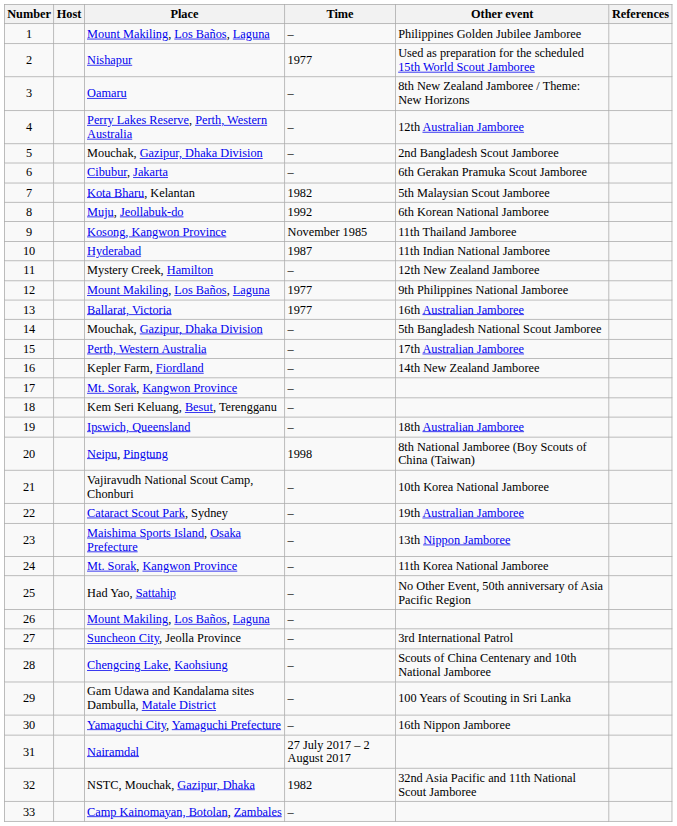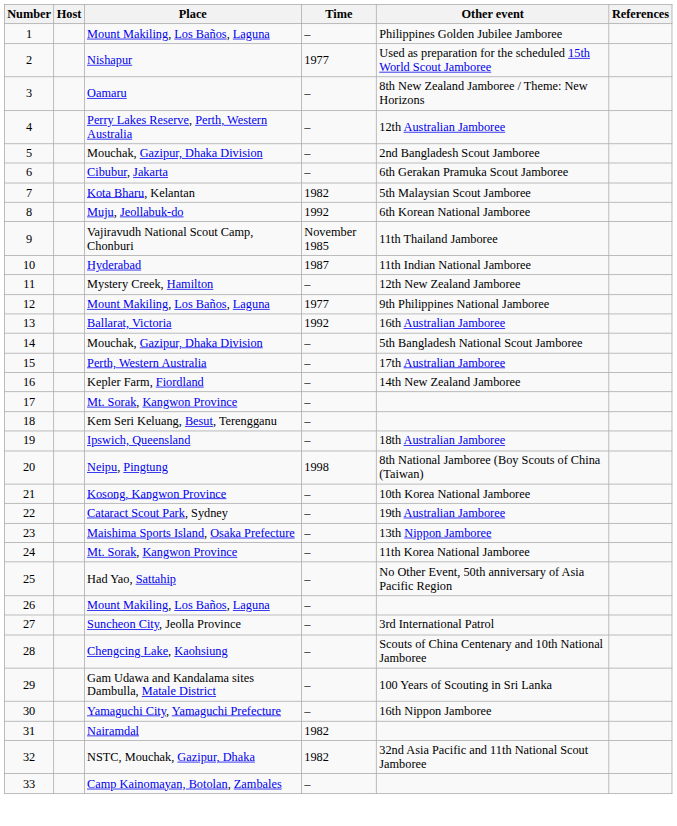(157, 231) Kosong, Kangwon Province -> (170, 238) Vajiravudh National Scout Camp, Chonburi
(300, 309) 1977 -> (317, 323) 1992
(170, 486) Vajiravudh National Scout Camp, Chonburi -> (157, 493) Kosong, Kangwon Province
(329, 751) 27 July 2017 – 2 August 2017 -> (317, 730) 1982
